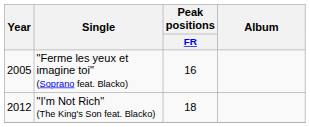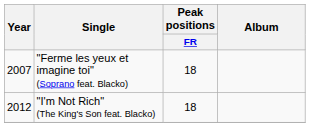(19, 71) 2005 -> (19, 71) 2007
(190, 71) 16 -> (190, 71) 18
